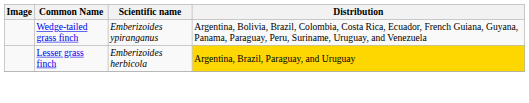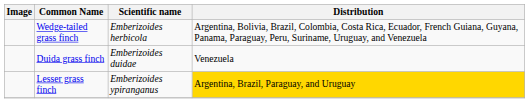(136, 32) Emberizoides ypiranganus -> (136, 32) Emberizoides herbicola
+ row: (70, 58)
(136, 58) Emberizoides herbicola -> (136, 84) Emberizoides ypiranganus
